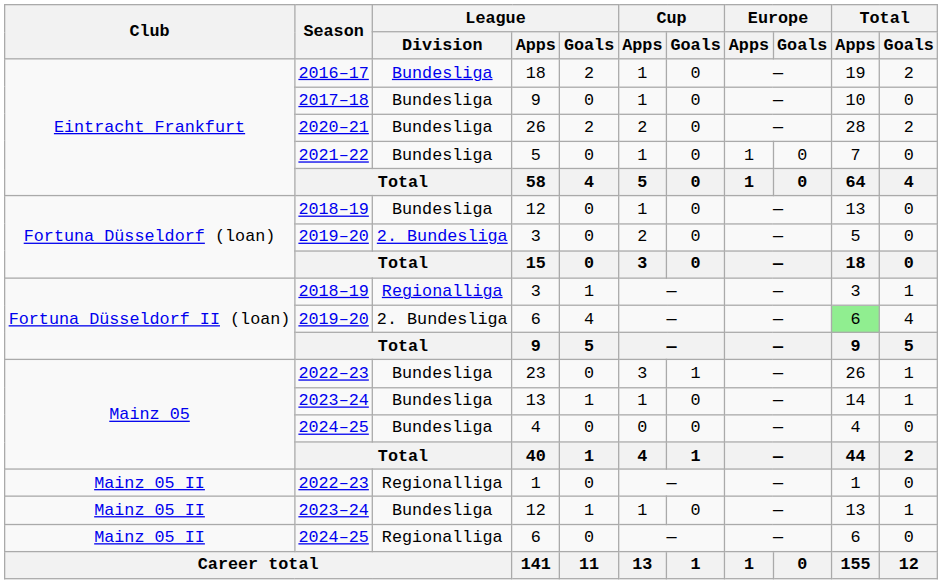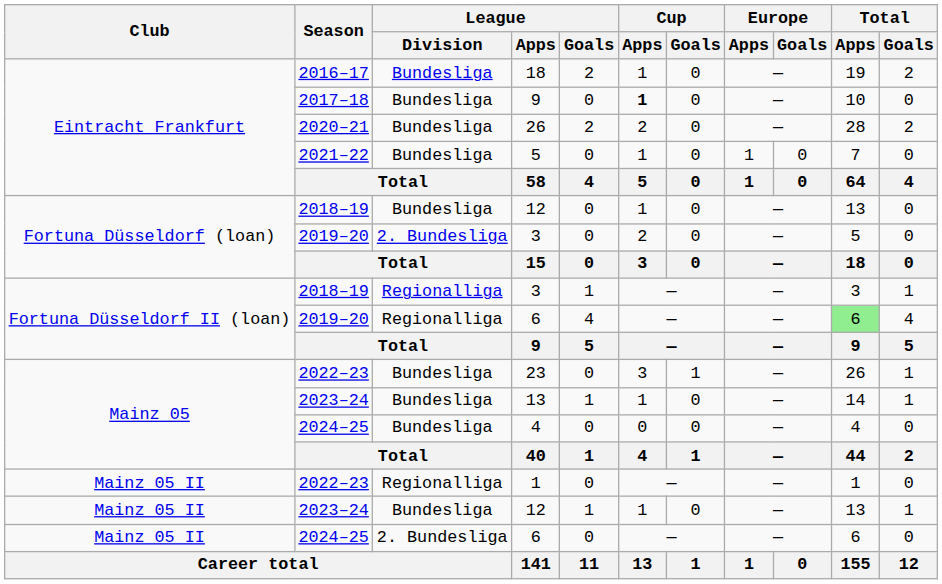(642, 100) normal -> (642, 100) bold
(442, 319) 2. Bundesliga -> (442, 319) Regionalliga
(442, 538) Regionalliga -> (442, 538) 2. Bundesliga
